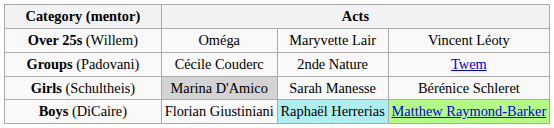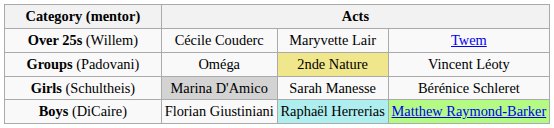(219, 40) Oméga -> (219, 40) Cécile Couderc
(469, 40) Vincent Léoty -> (469, 40) Twem
(219, 64) Cécile Couderc -> (219, 64) Oméga
(333, 64) no background -> (333, 64) khaki background
(469, 64) Twem -> (469, 64) Vincent Léoty
